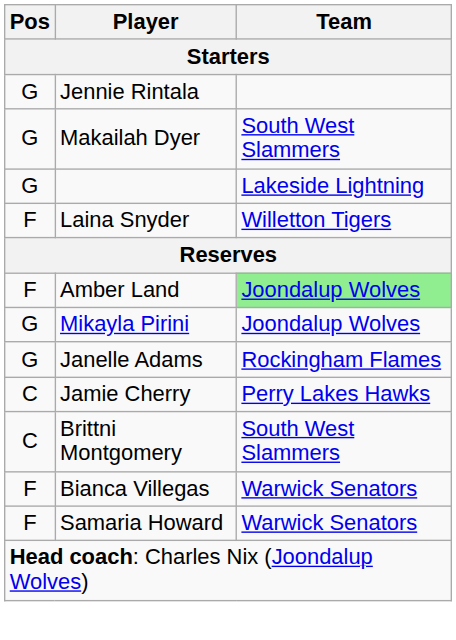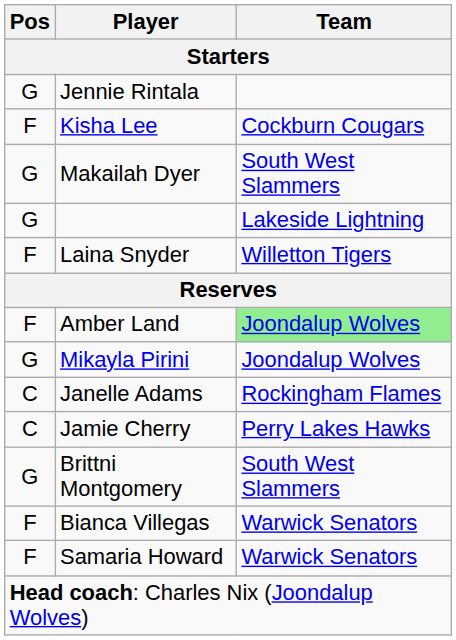+ row: (109, 126)
(30, 359) G -> (30, 394) C
(30, 441) C -> (30, 476) G
